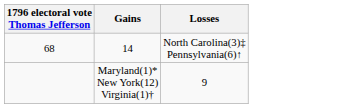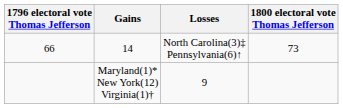+ column: (293, 19)
(49, 48) 68 -> (49, 48) 66
